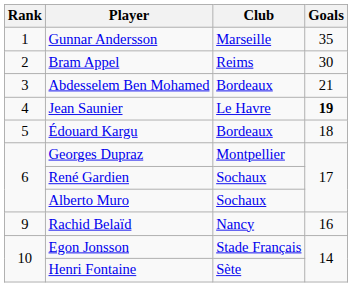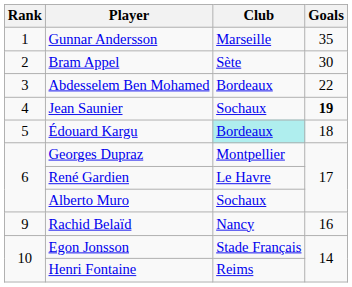(235, 62) Reims -> (229, 62) Sète
(326, 85) 21 -> (326, 85) 22
(243, 108) Le Havre -> (241, 108) Sochaux
(244, 131) no background -> (244, 131) paleturquoise background
(241, 177) Sochaux -> (243, 177) Le Havre
(229, 270) Sète -> (235, 270) Reims
